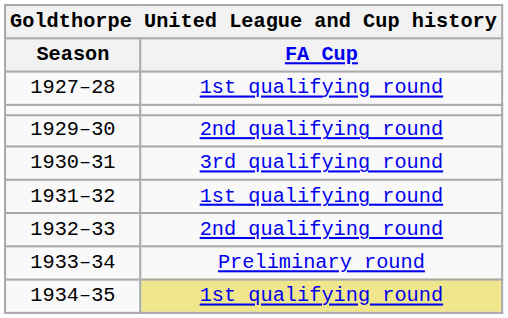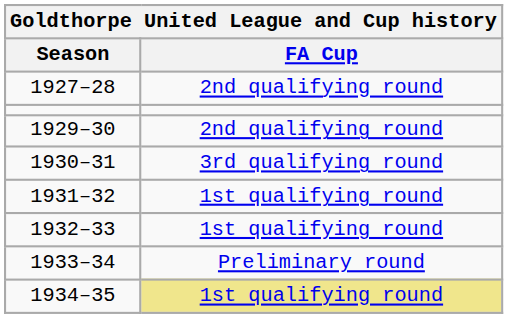(321, 87) 1st qualifying round -> (321, 87) 2nd qualifying round
(321, 230) 2nd qualifying round -> (321, 230) 1st qualifying round
